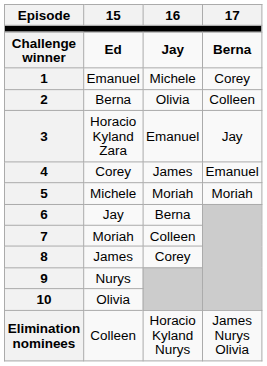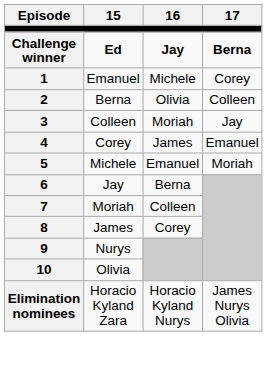(113, 136) Horacio Kyland Zara -> (113, 121) Colleen
(173, 136) Emanuel -> (173, 121) Moriah
(173, 193) Moriah -> (173, 163) Emanuel
(113, 335) Colleen -> (113, 305) Horacio Kyland Zara
